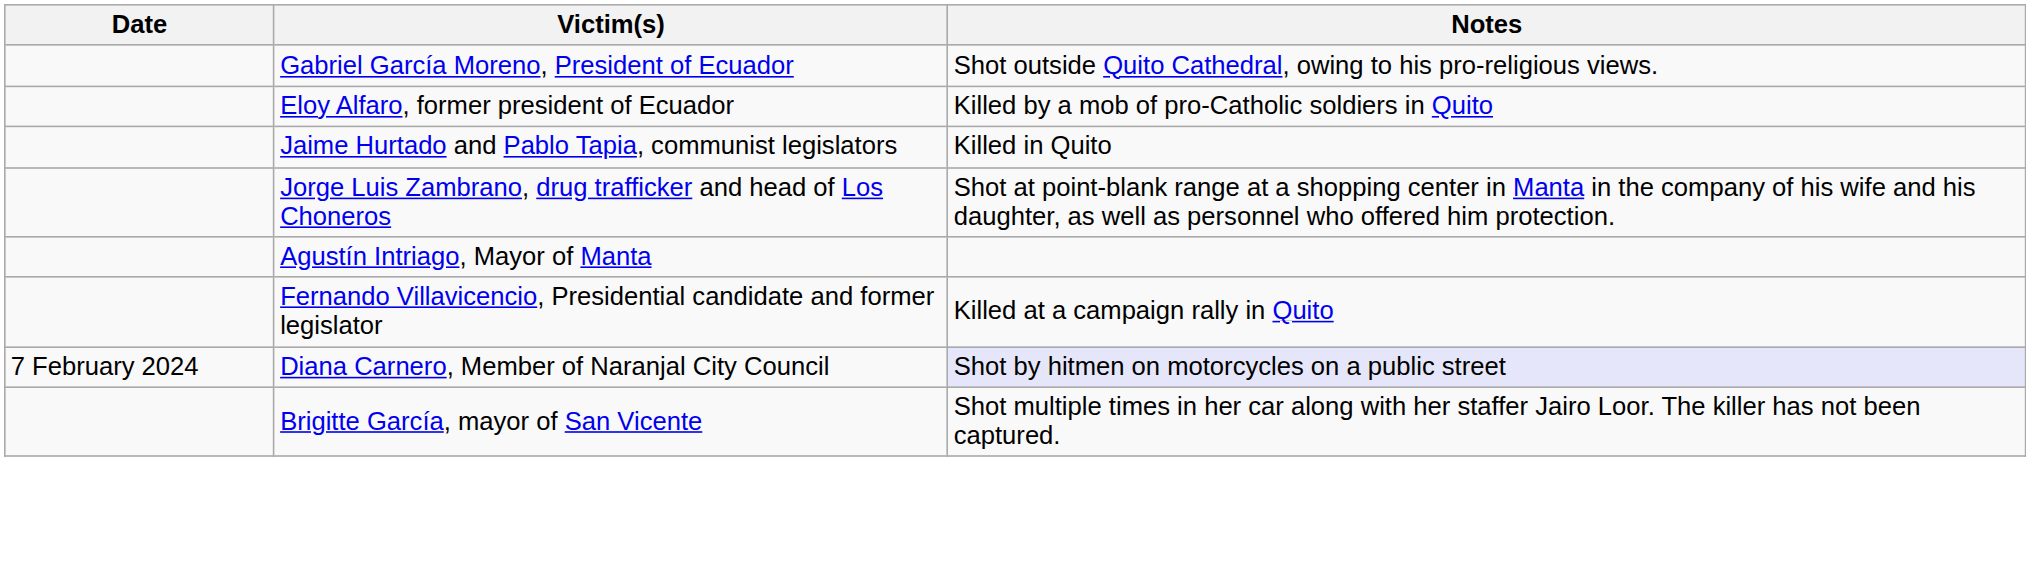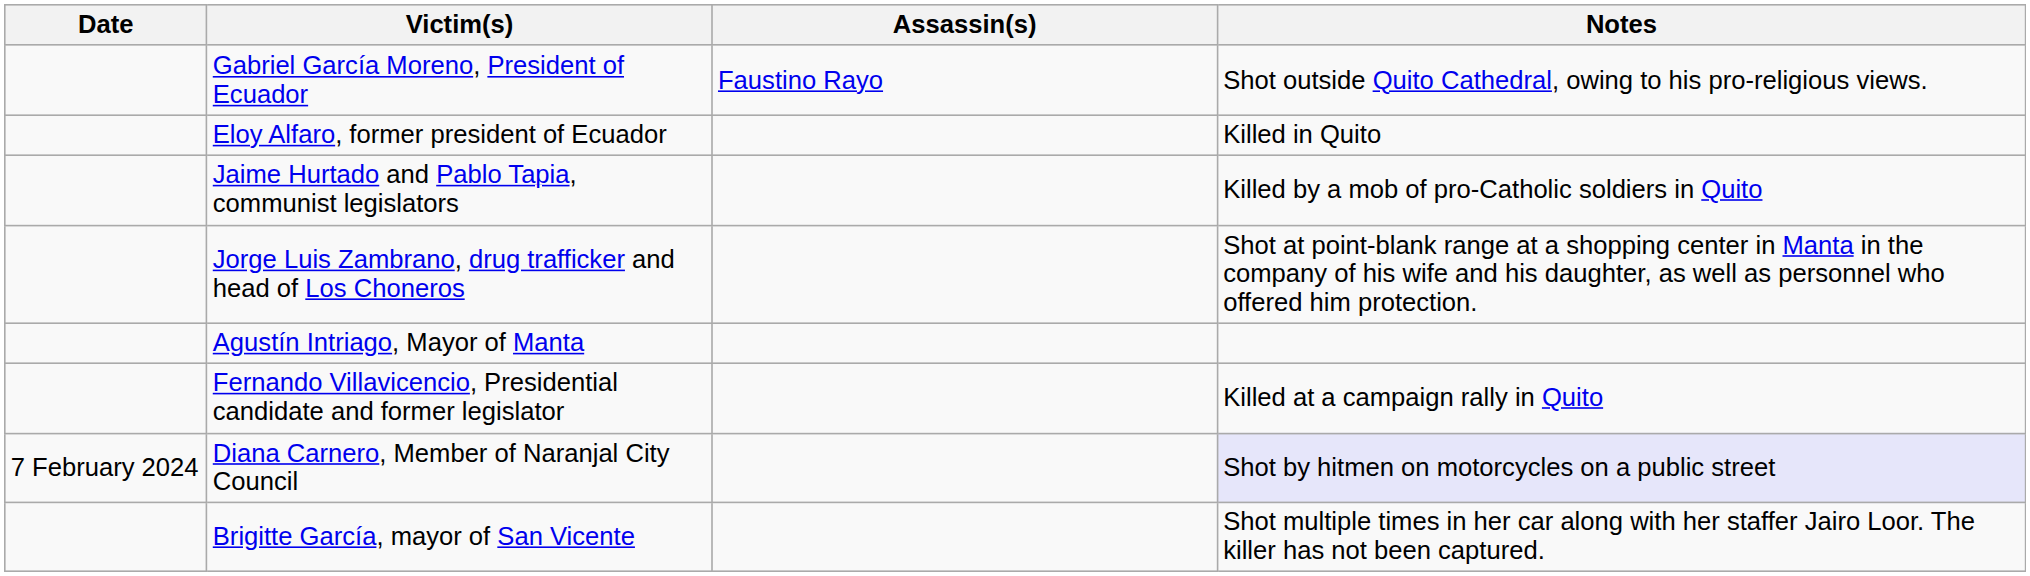+ column: (965, 24)
(1223, 106) Killed by a mob of pro-Catholic soldiers in Quito -> (1302, 134) Killed in Quito
(1033, 146) Killed in Quito -> (1493, 189) Killed by a mob of pro-Catholic soldiers in Quito
